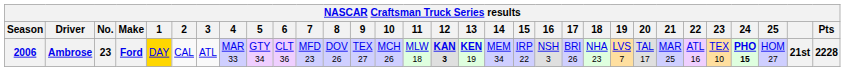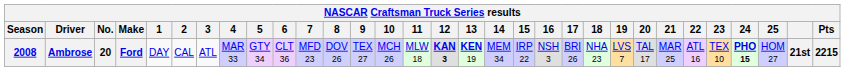(25, 52) 2006 -> (25, 52) 2008
(105, 52) 23 -> (105, 52) 20
(159, 52) gold background -> (159, 52) no background
(826, 52) 2228 -> (826, 52) 2215
